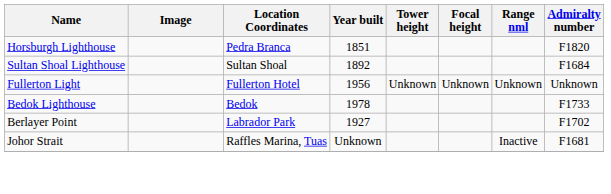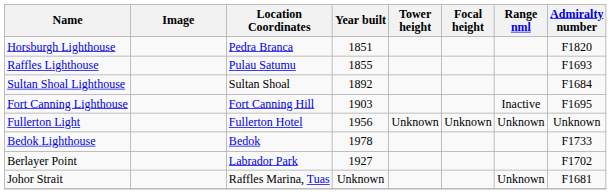+ row: (53, 65)
+ row: (67, 103)
(518, 141) Inactive -> (521, 179) Unknown
